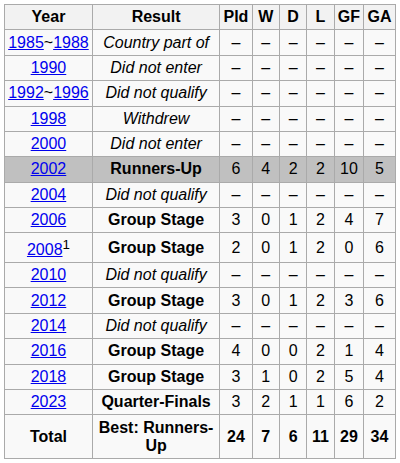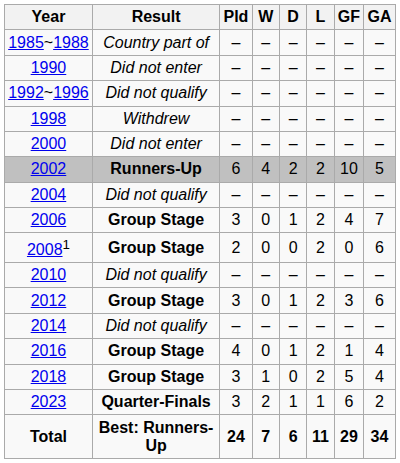(293, 247) 1 -> (293, 247) 0
(293, 351) 0 -> (293, 351) 1
